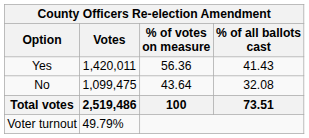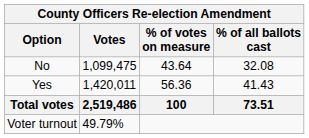rows swapped: (42, 66) <-> (42, 85)
